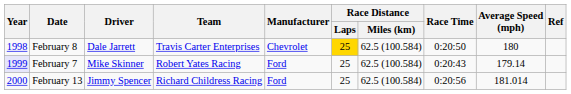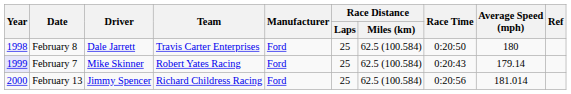(287, 47) Chevrolet -> (277, 47) Ford
(345, 47) gold background -> (345, 47) no background
